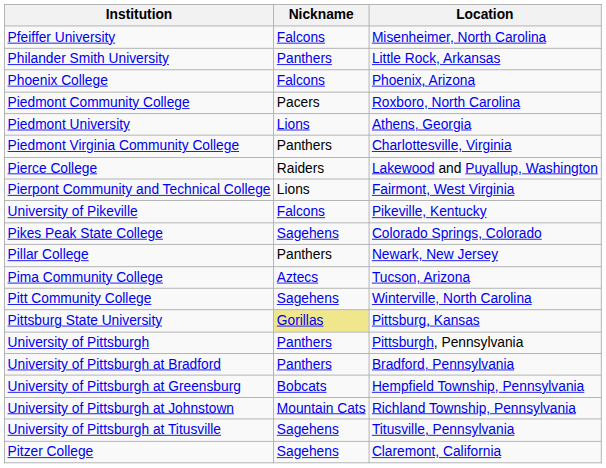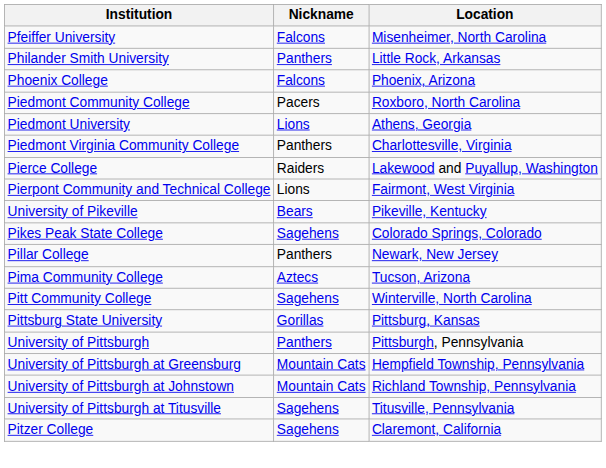(301, 211) Falcons -> (295, 211) Bears
(300, 320) khaki background -> (300, 320) no background
- row: (114, 364)
(302, 386) Bobcats -> (321, 364) Mountain Cats
